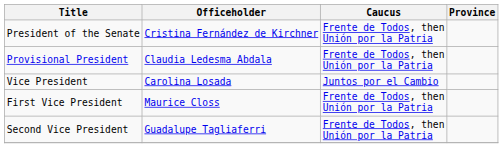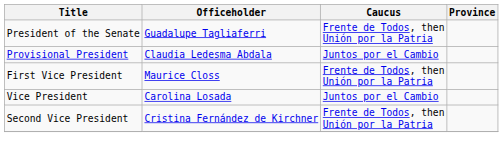(231, 33) Cristina Fernández de Kirchner -> (205, 33) Guadalupe Tagliaferri
(384, 60) Frente de Todos, then Unión por la Patria -> (381, 55) Juntos por el Cambio
rows swapped: (47, 81) <-> (65, 103)
(205, 129) Guadalupe Tagliaferri -> (231, 118) Cristina Fernández de Kirchner
